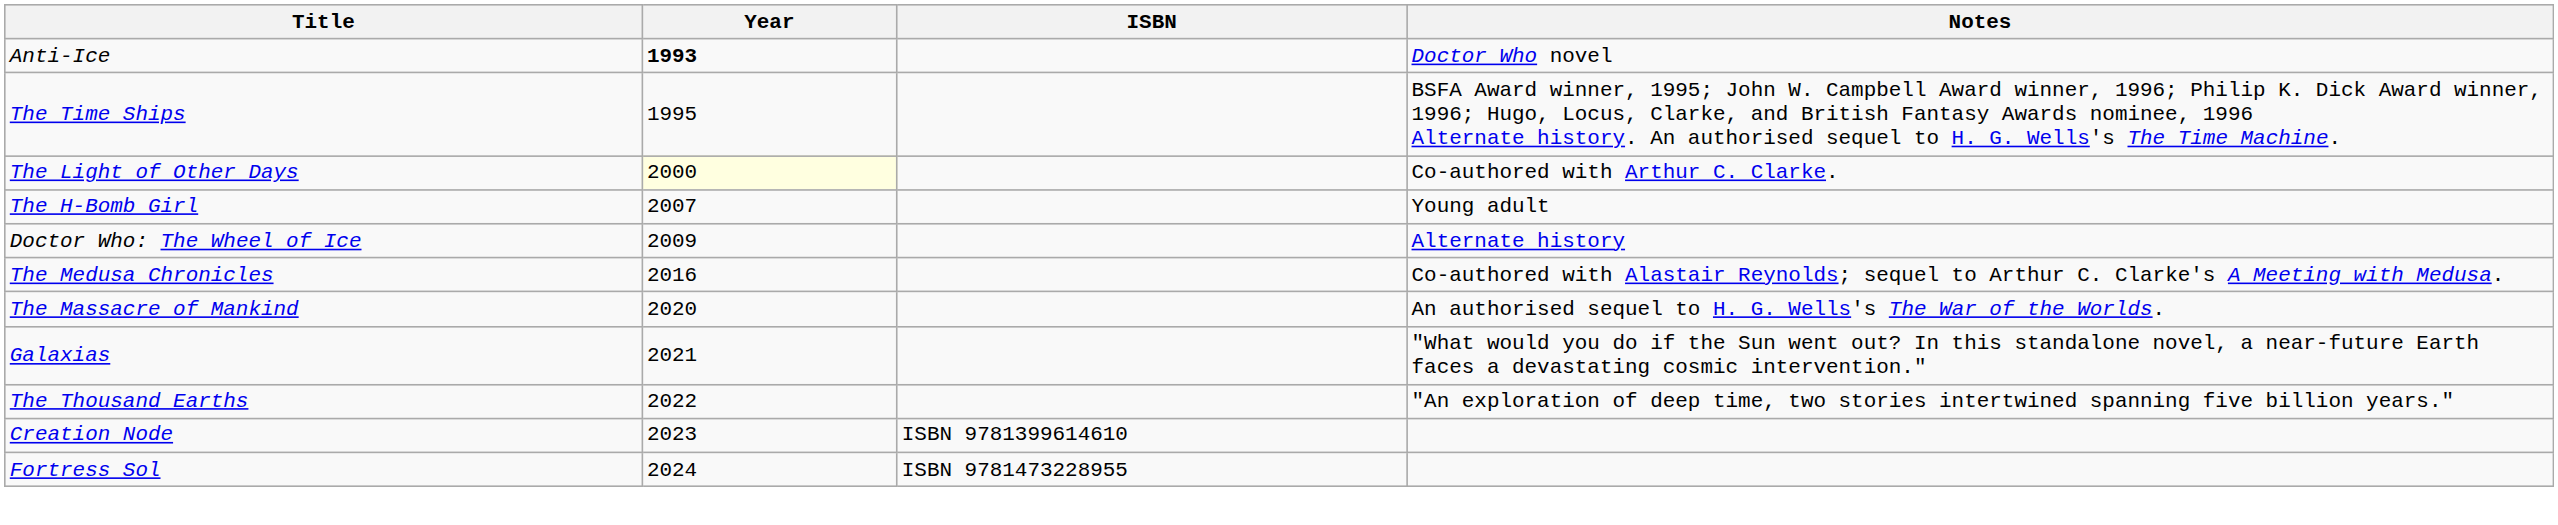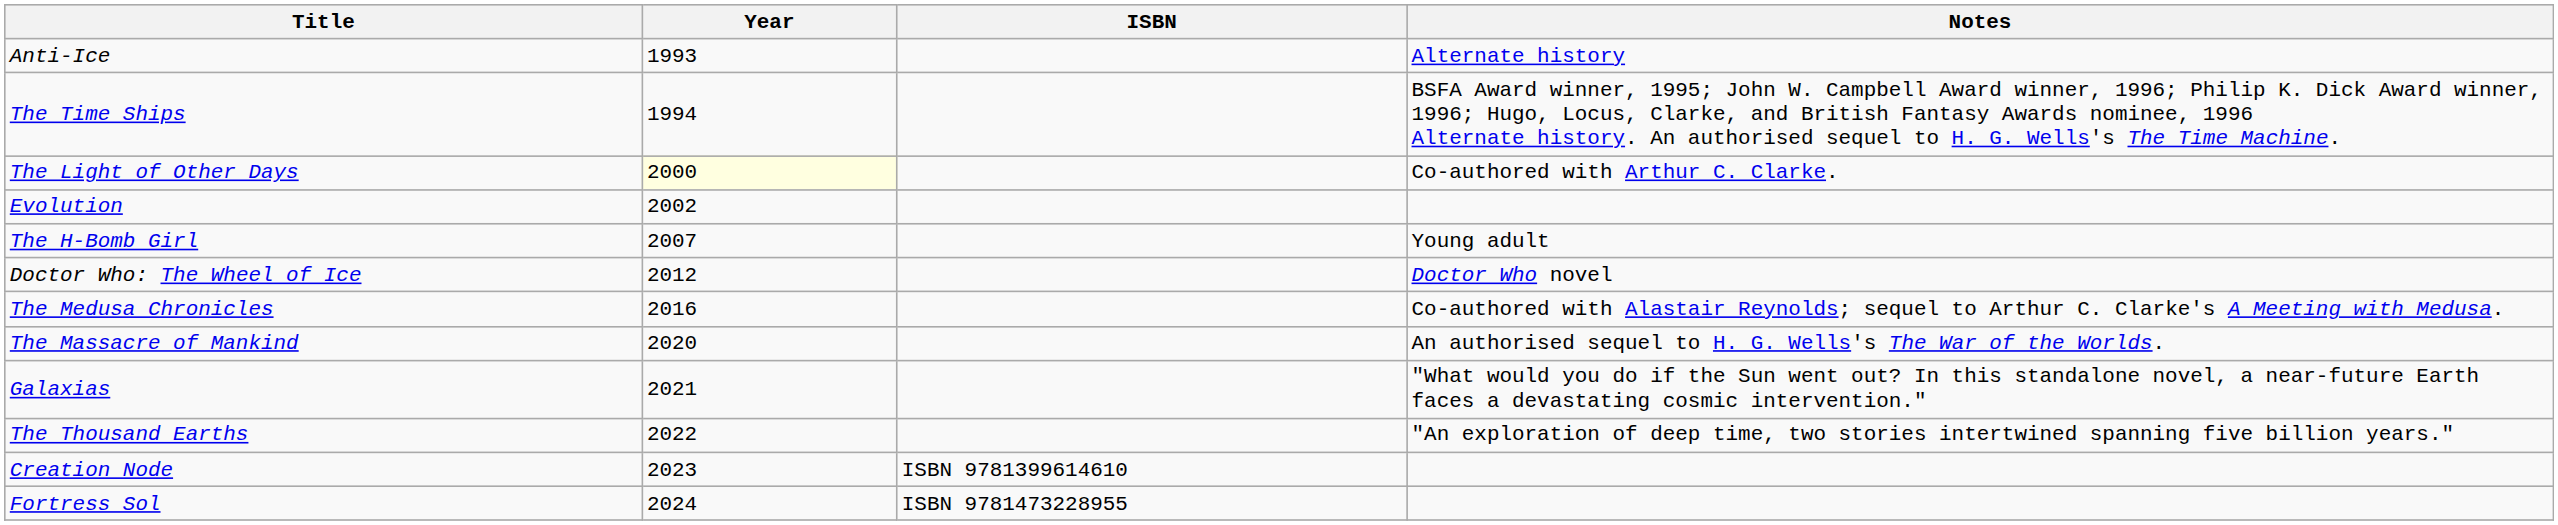(672, 56) bold -> (672, 56) normal
(1512, 56) Doctor Who novel -> (1518, 56) Alternate history
(672, 114) 1995 -> (672, 114) 1994
+ row: (66, 207)
(672, 241) 2009 -> (672, 275) 2012
(1518, 241) Alternate history -> (1512, 275) Doctor Who novel
